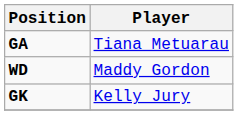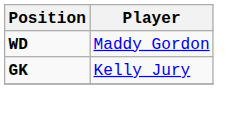- row: (18, 44)
